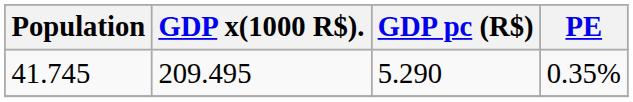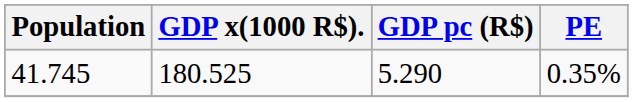(205, 72) 209.495 -> (205, 72) 180.525
